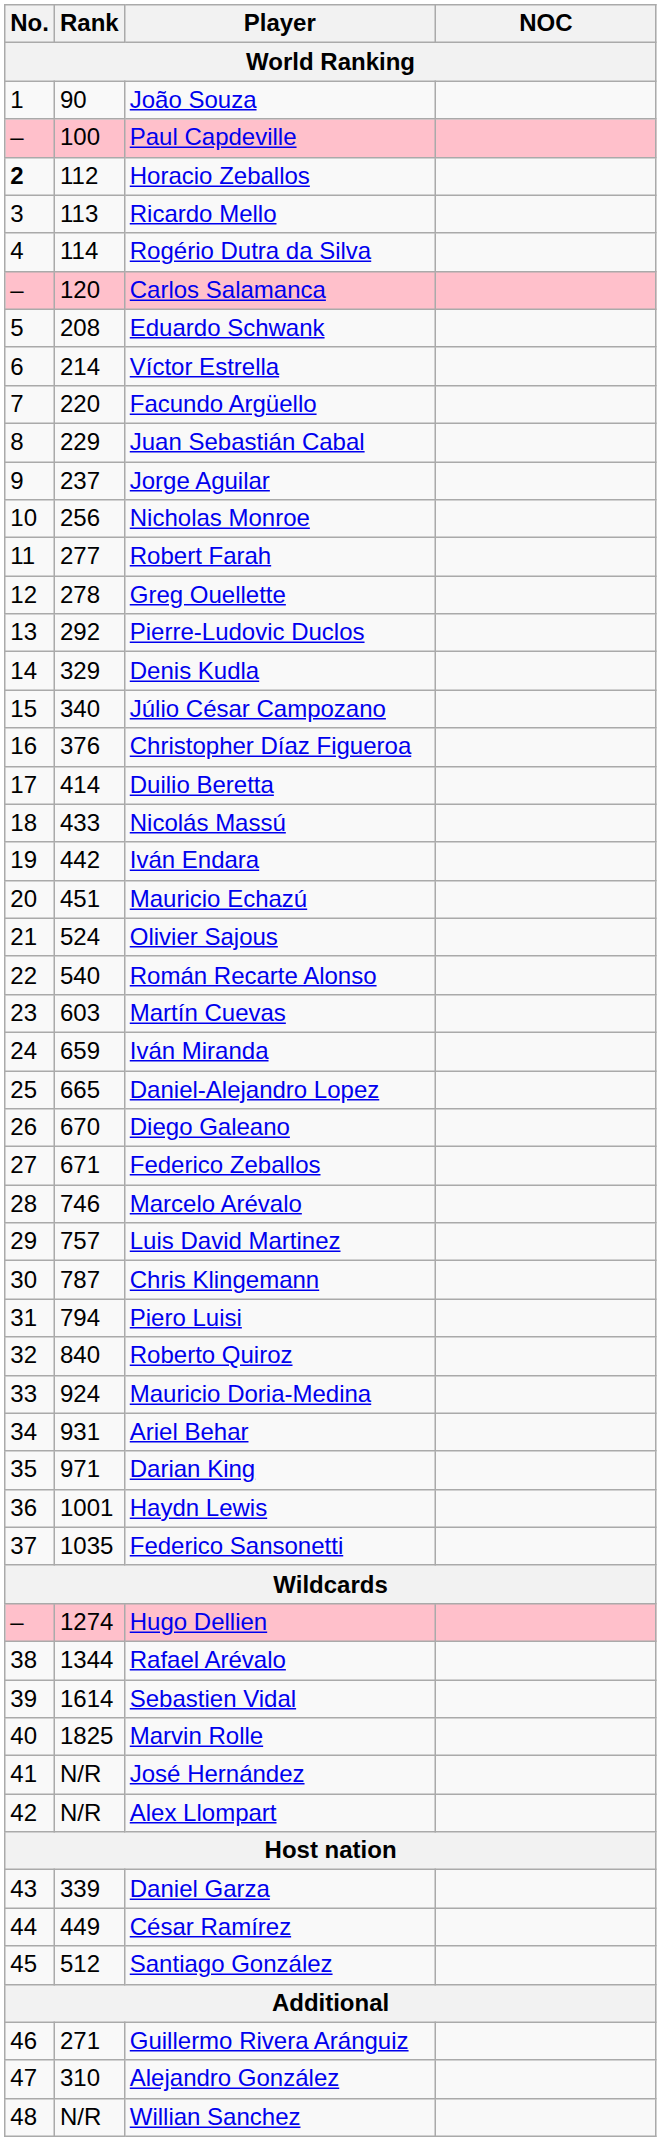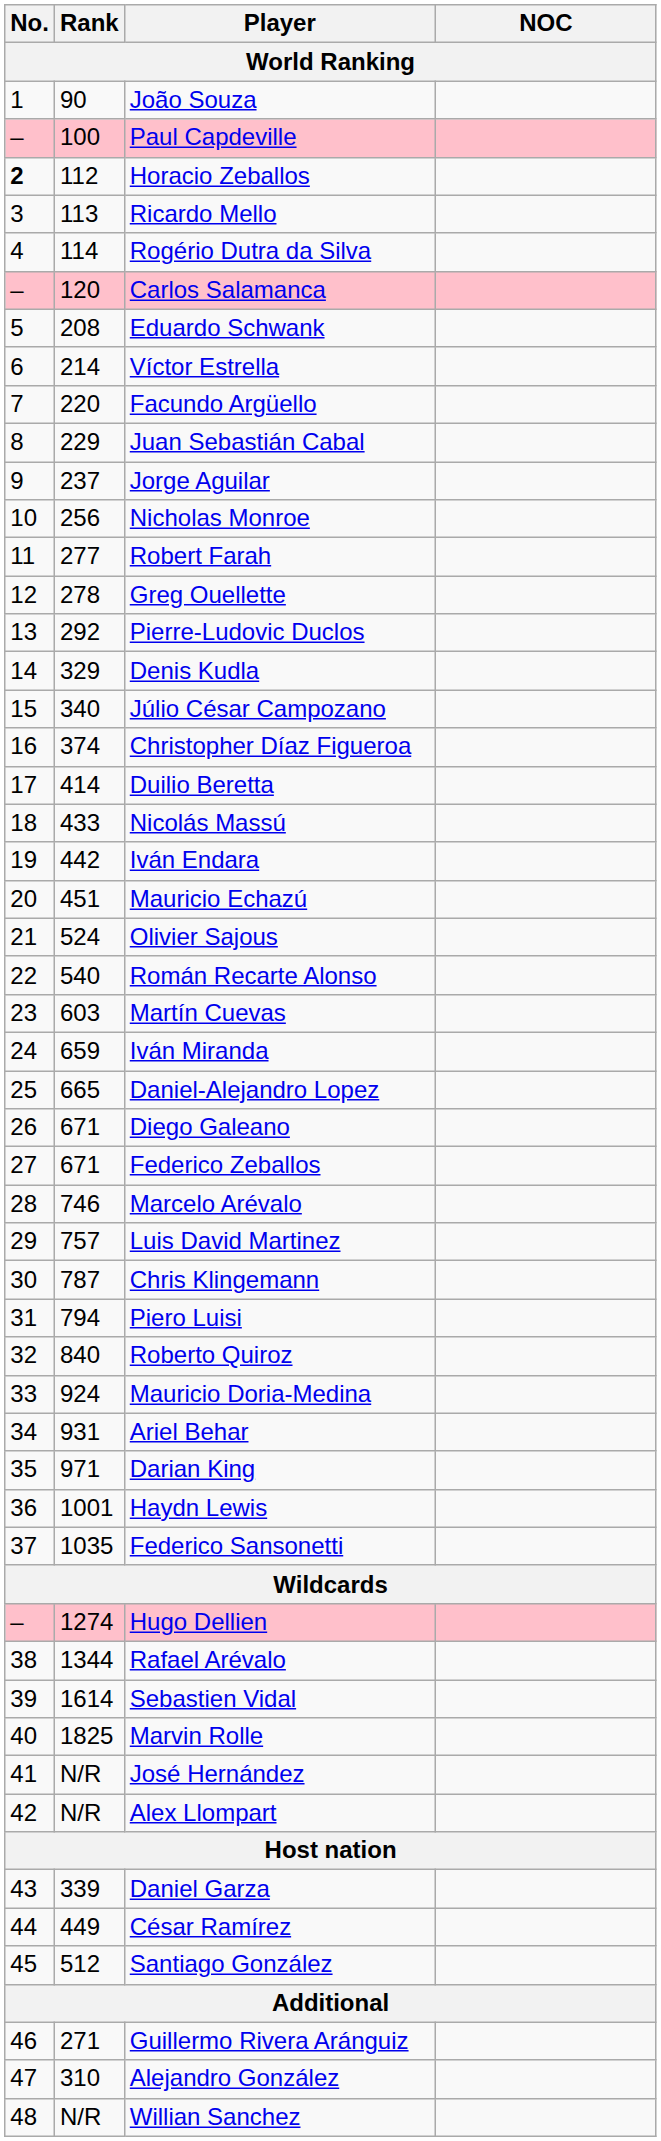(80, 746) 376 -> (80, 746) 374
(80, 1127) 670 -> (80, 1127) 671
